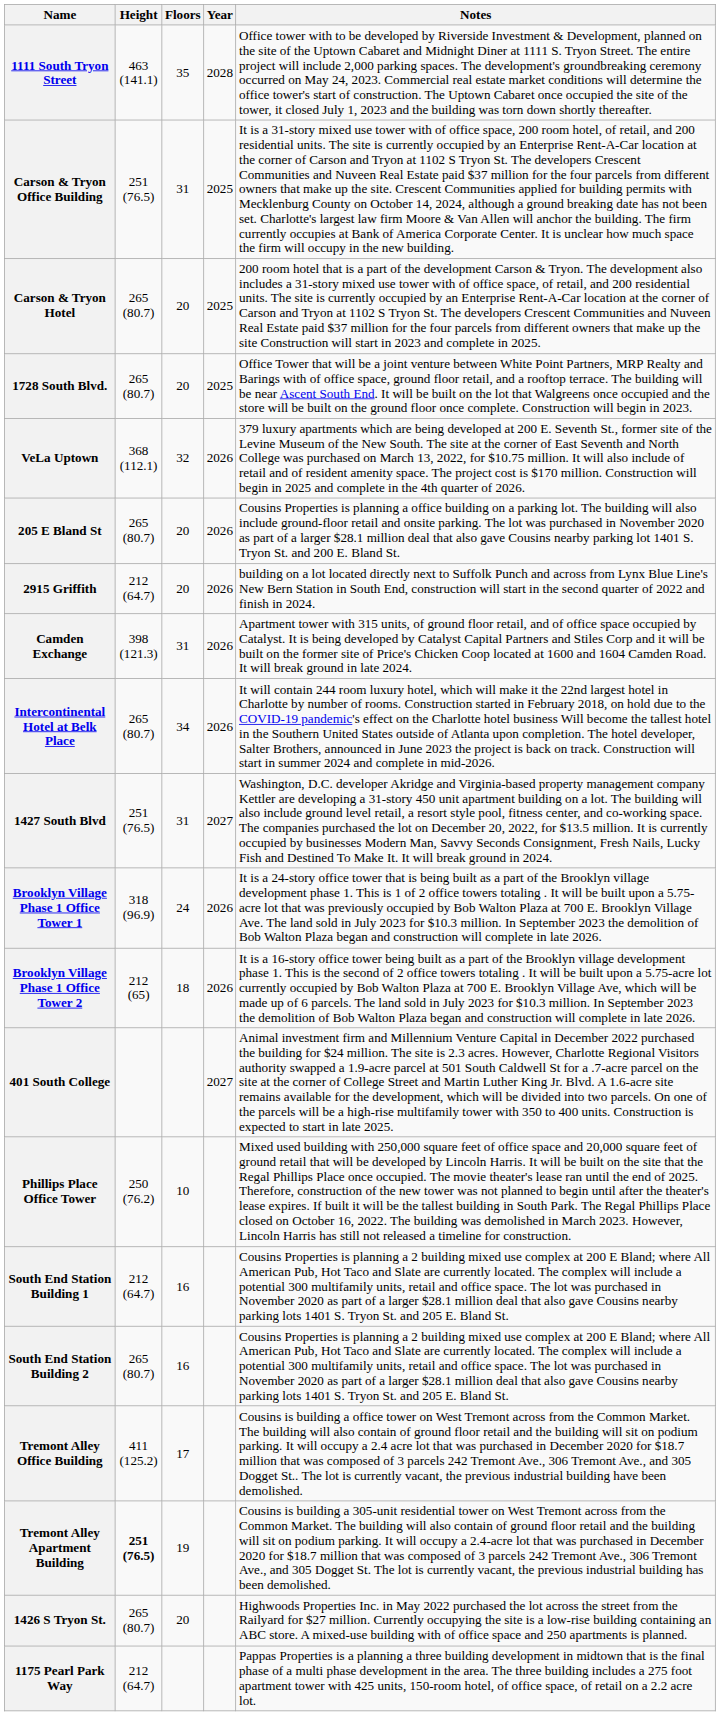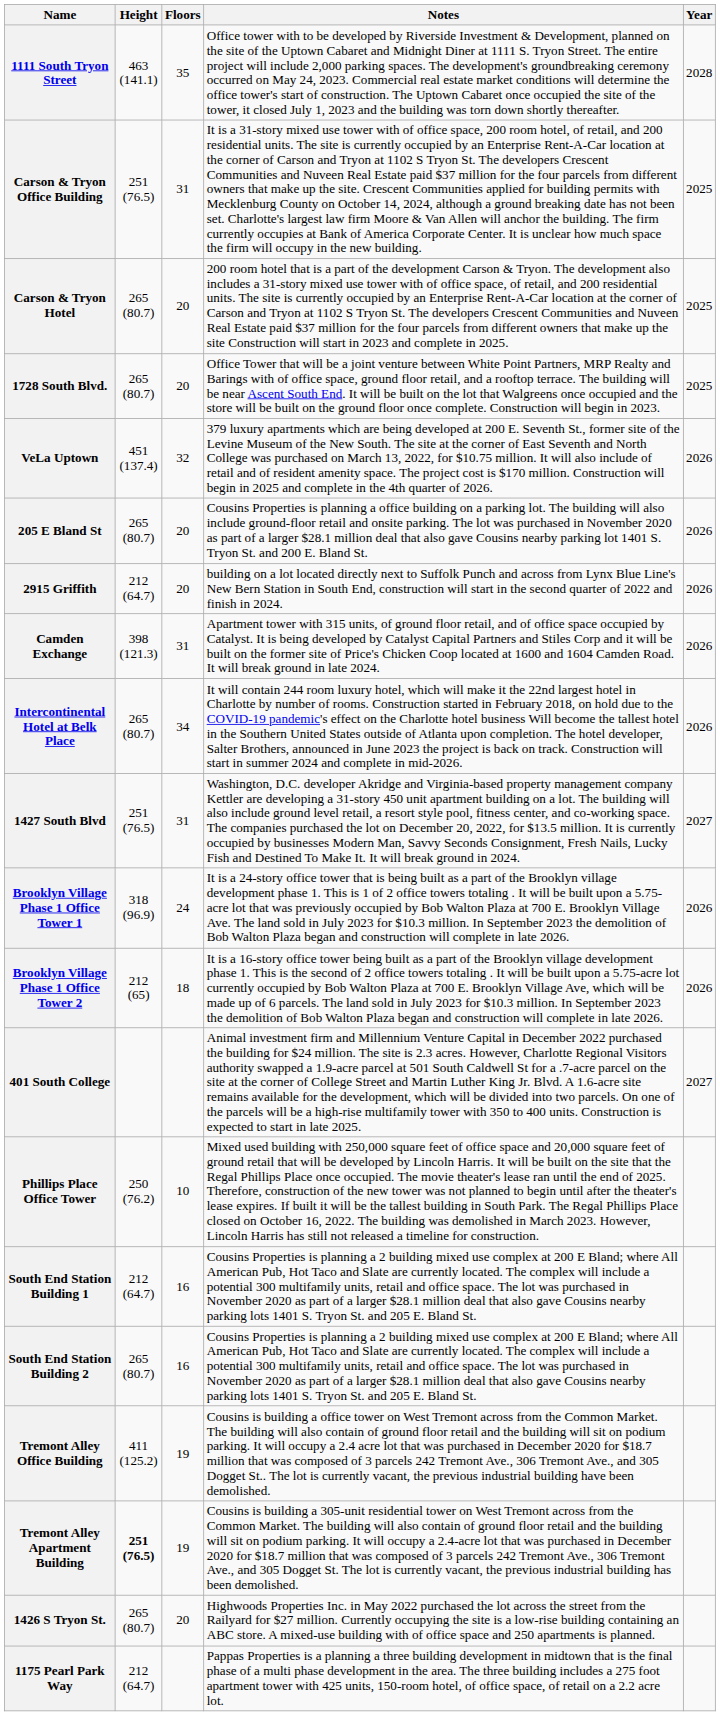columns swapped: (220, 14) <-> (476, 14)
(139, 458) 368 (112.1) -> (139, 458) 451 (137.4)
(183, 1453) 17 -> (183, 1453) 19
